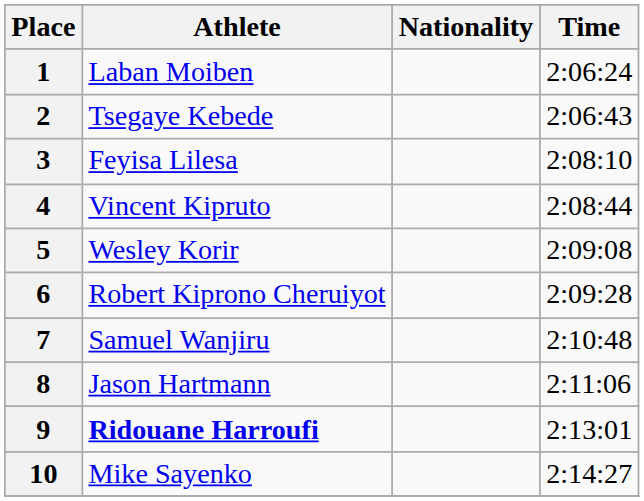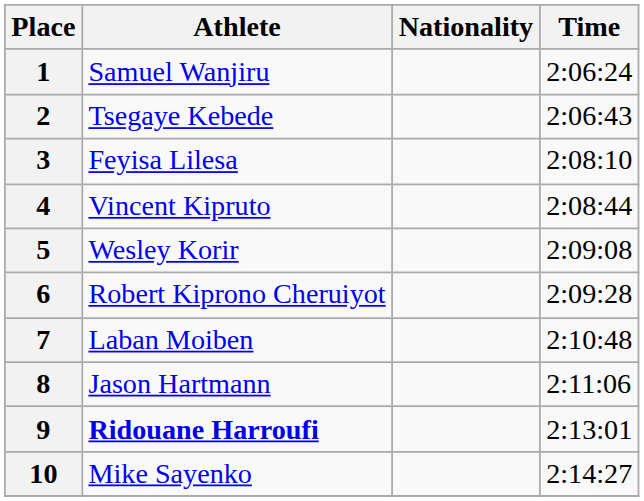(171, 71) Laban Moiben -> (179, 71) Samuel Wanjiru
(179, 339) Samuel Wanjiru -> (171, 339) Laban Moiben
